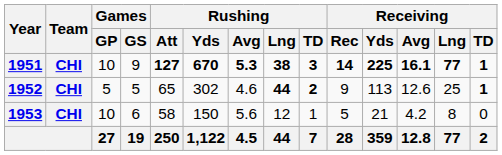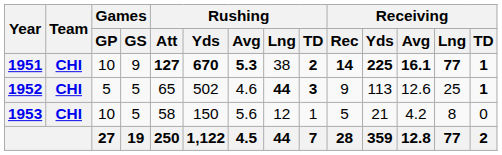(282, 65) bold -> (282, 65) normal
(313, 65) 3 -> (313, 65) 2
(206, 89) 302 -> (206, 89) 502
(313, 89) 2 -> (313, 89) 3
(136, 114) 6 -> (136, 114) 5
